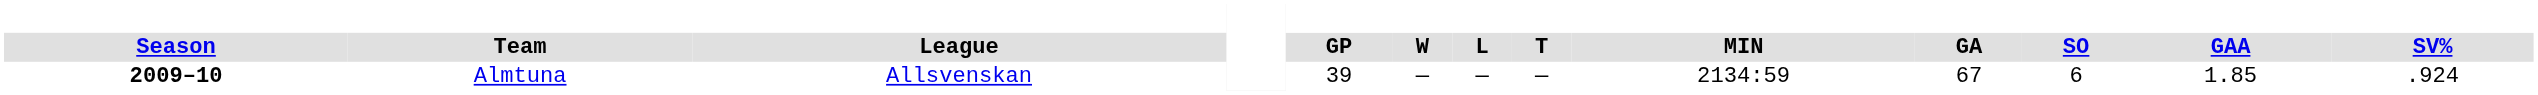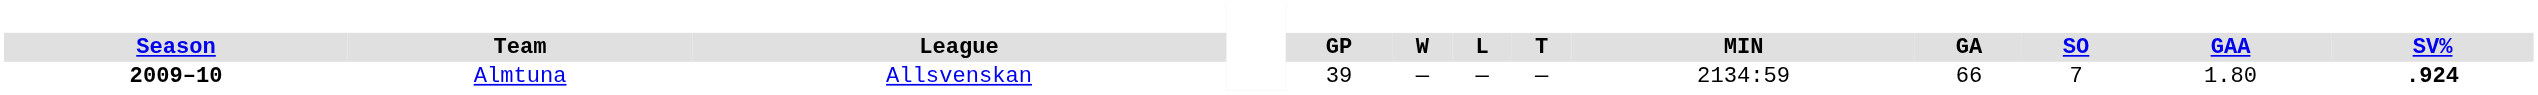(1969, 76) 67 -> (1969, 76) 66
(2076, 76) 6 -> (2076, 76) 7
(2231, 76) 1.85 -> (2231, 76) 1.80
(2433, 76) normal -> (2433, 76) bold
